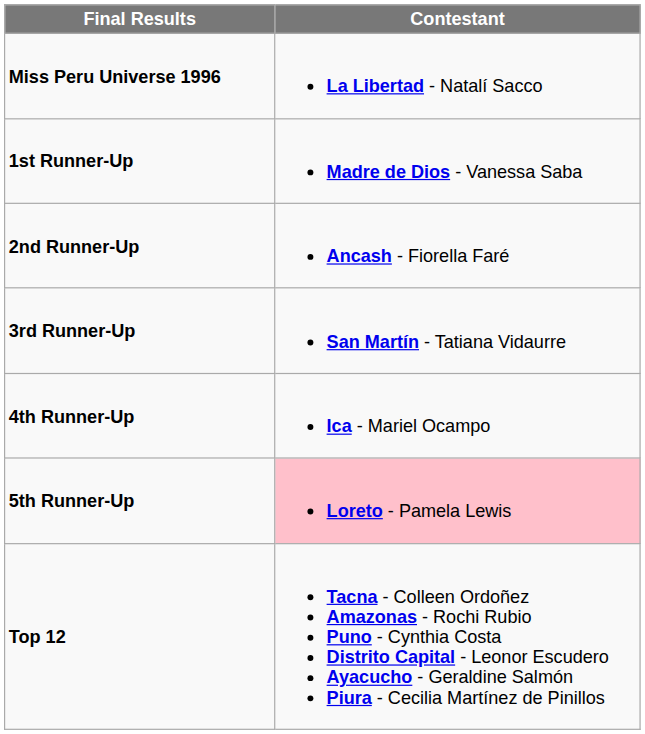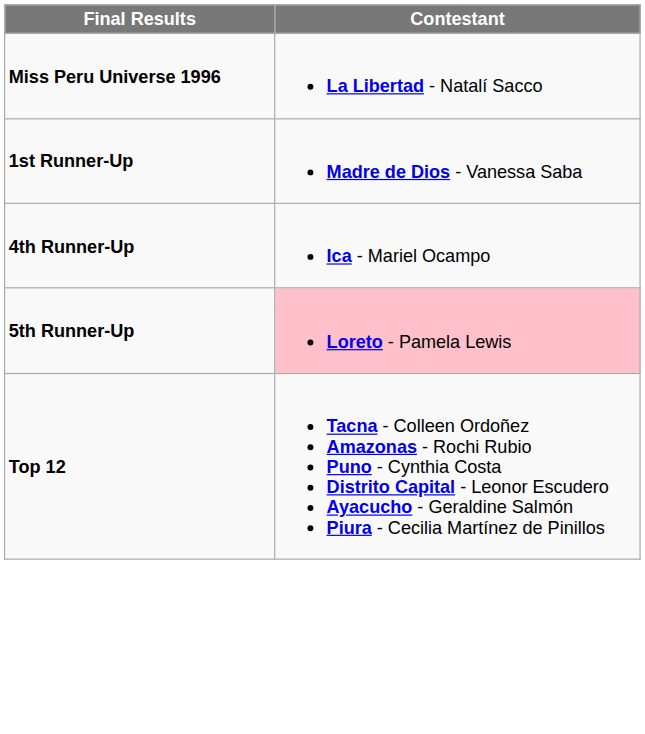- row: (74, 246)
- row: (72, 331)
